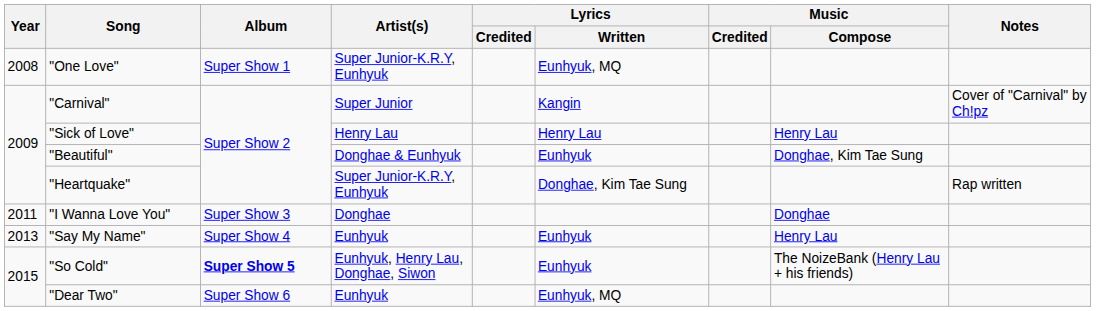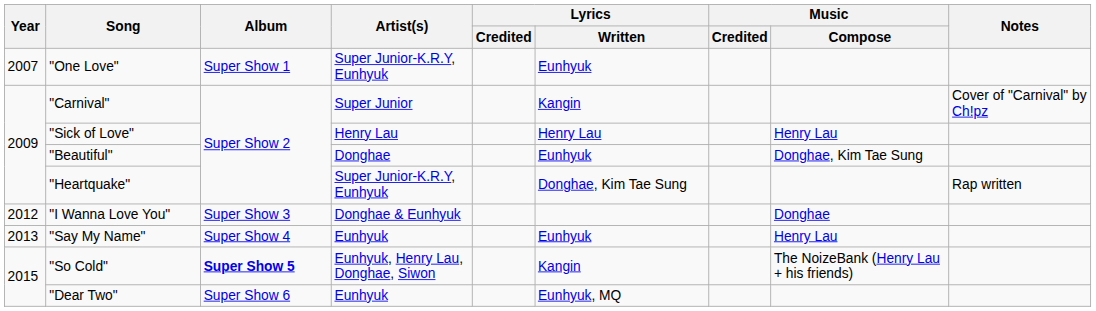(23, 66) 2008 -> (23, 66) 2007
(580, 66) Eunhyuk, MQ -> (565, 66) Eunhyuk
(398, 155) Donghae & Eunhyuk -> (362, 155) Donghae
(22, 214) 2011 -> (23, 214) 2012
(362, 214) Donghae -> (398, 214) Donghae & Eunhyuk
(565, 265) Eunhyuk -> (559, 265) Kangin
